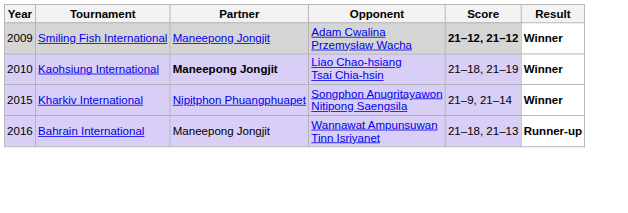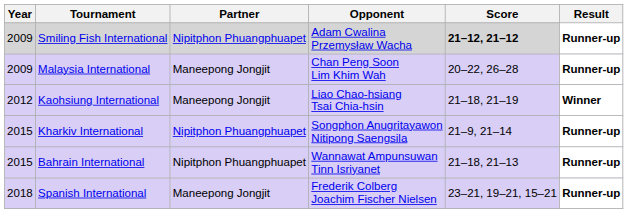(221, 38) Maneepong Jongjit -> (239, 38) Nipitphon Phuangphuapet
(543, 38) Winner -> (591, 38) Runner-up
+ row: (94, 69)
(20, 69) 2010 -> (20, 100) 2012
(225, 69) bold -> (221, 100) normal
(543, 100) Winner -> (591, 131) Runner-up
(20, 131) 2016 -> (20, 162) 2015
(221, 131) Maneepong Jongjit -> (239, 162) Nipitphon Phuangphuapet
+ row: (92, 193)
